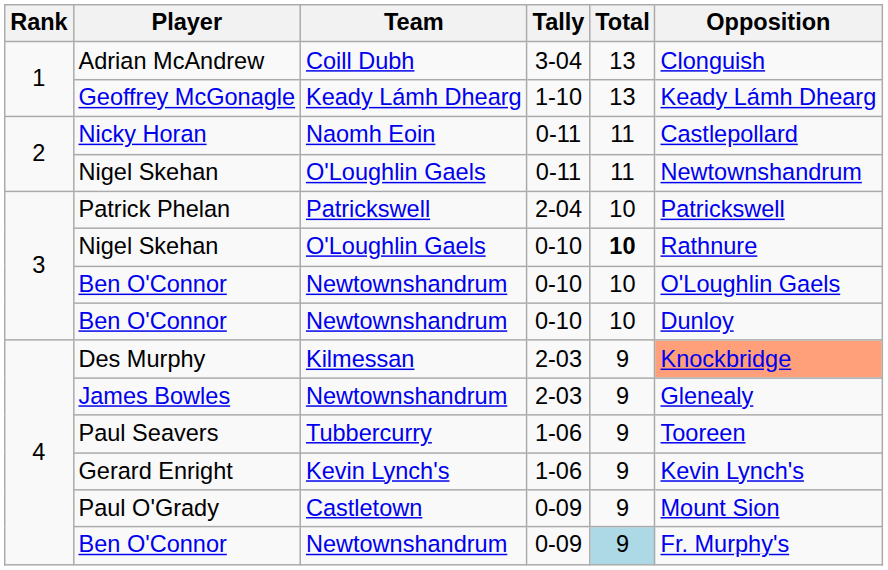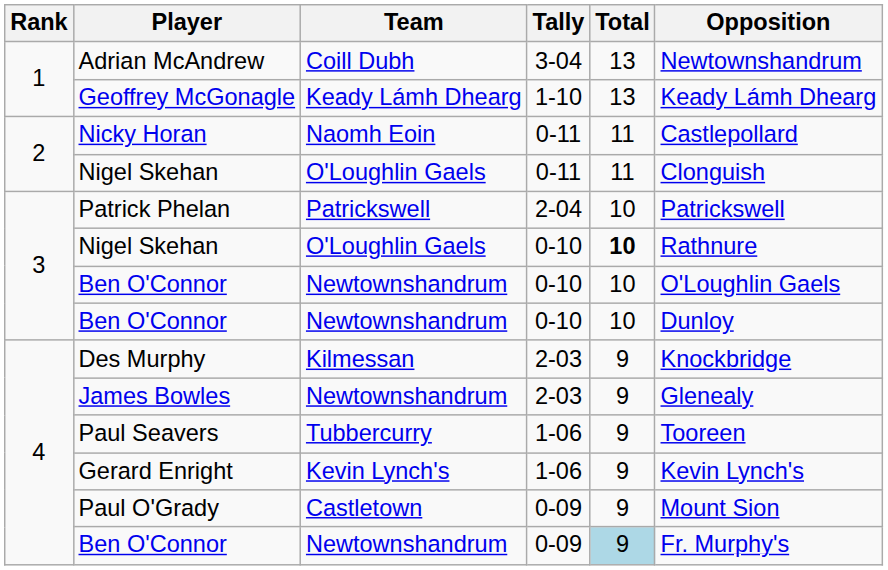(713, 60) Clonguish -> (761, 60) Newtownshandrum
(761, 172) Newtownshandrum -> (713, 172) Clonguish
(726, 358) lightsalmon background -> (726, 358) no background
